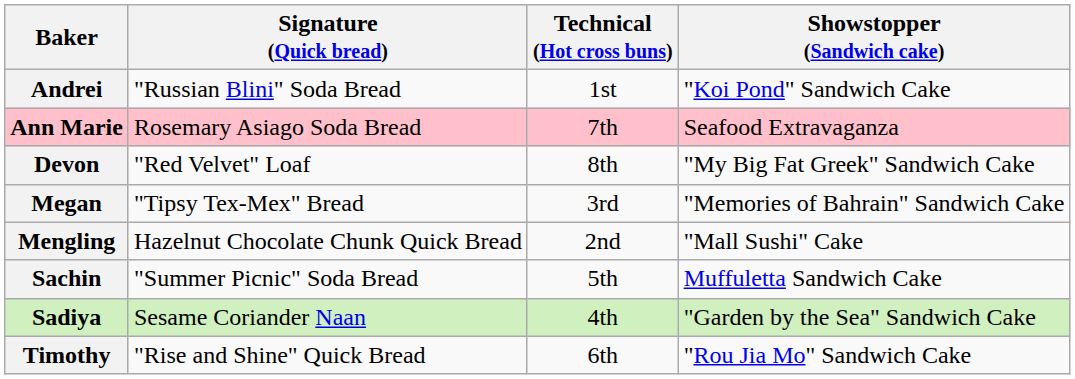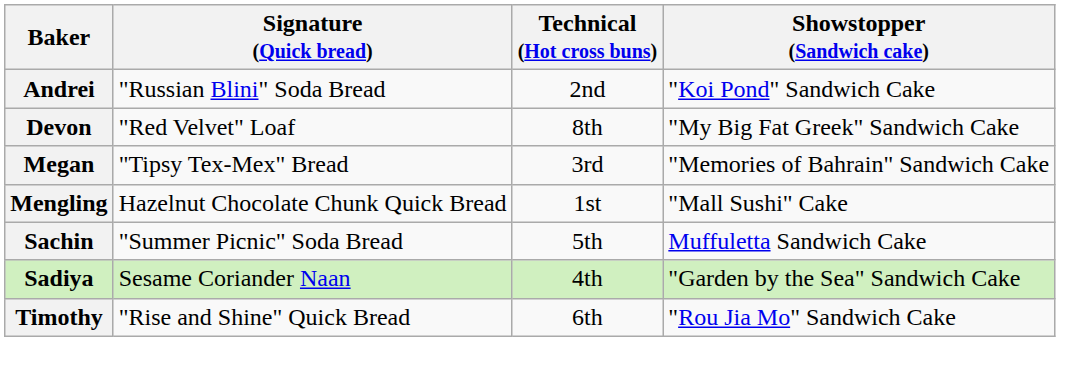(603, 88) 1st -> (587, 88) 2nd
- row: (67, 126)
(603, 240) 2nd -> (587, 202) 1st
